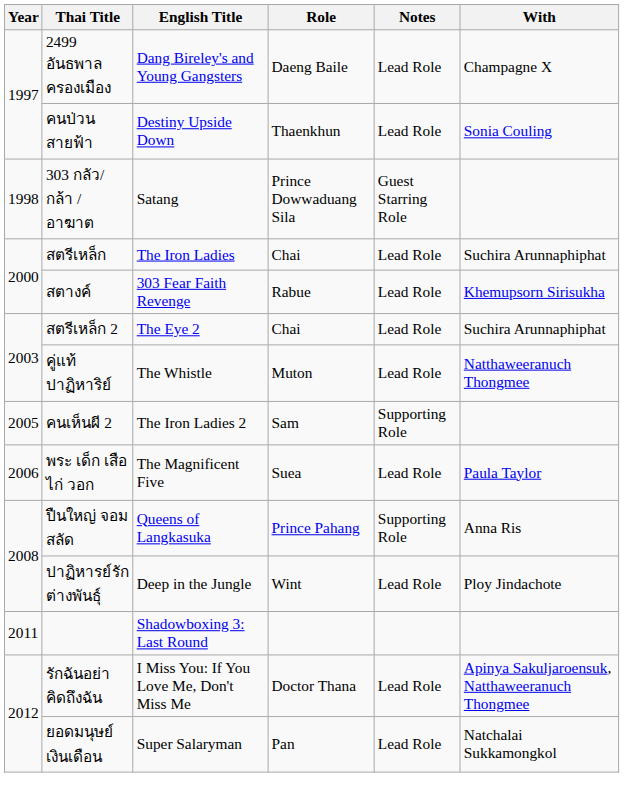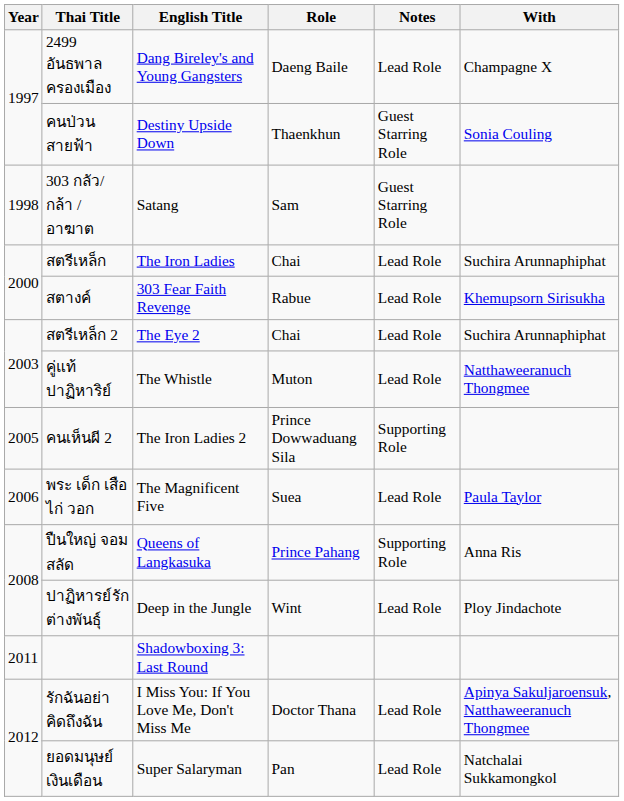(410, 131) Lead Role -> (403, 134) Guest Starring Role
(314, 199) Prince Dowwaduang Sila -> (285, 205) Sam
(285, 422) Sam -> (314, 438) Prince Dowwaduang Sila
